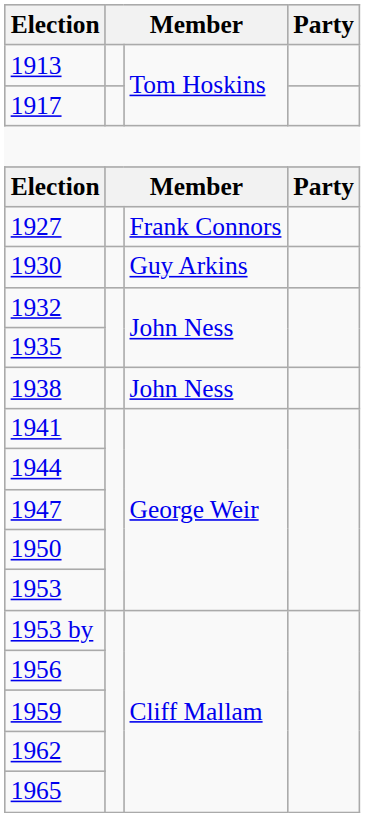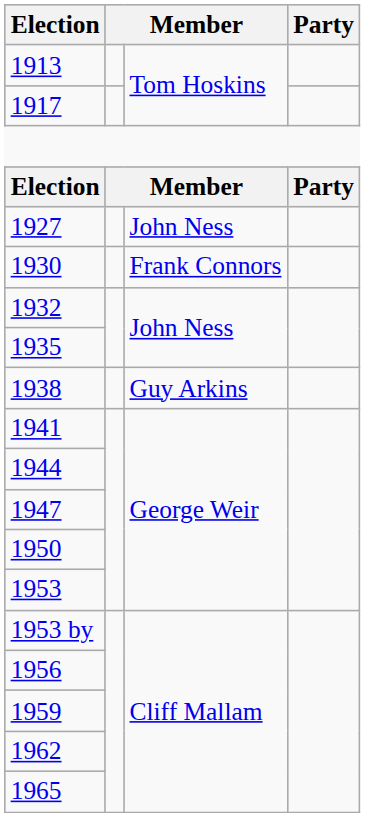(205, 226) Frank Connors -> (181, 226) John Ness
(189, 266) Guy Arkins -> (205, 266) Frank Connors
(181, 387) John Ness -> (189, 387) Guy Arkins
